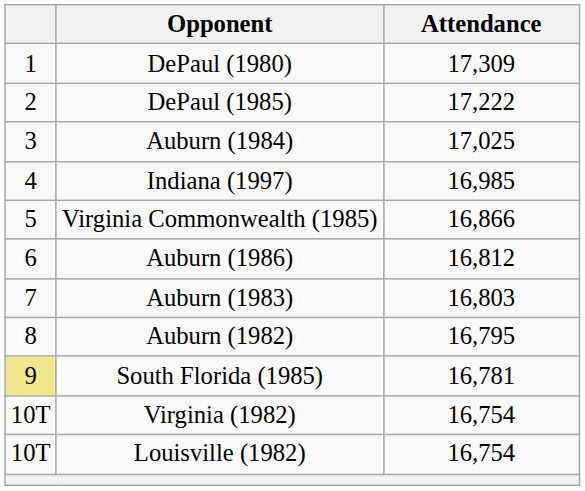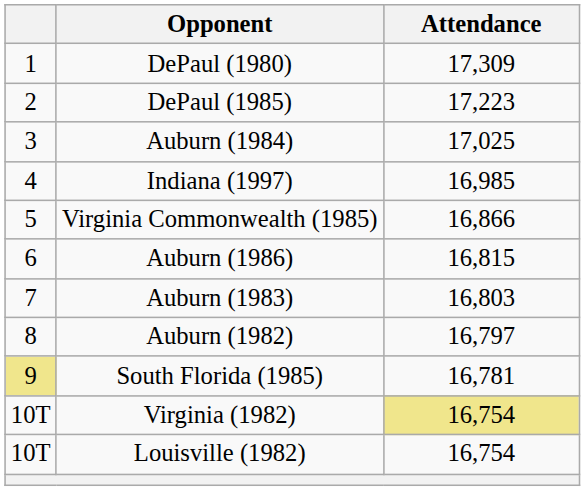(481, 102) 17,222 -> (481, 102) 17,223
(481, 258) 16,812 -> (481, 258) 16,815
(481, 336) 16,795 -> (481, 336) 16,797
(481, 414) no background -> (481, 414) khaki background
